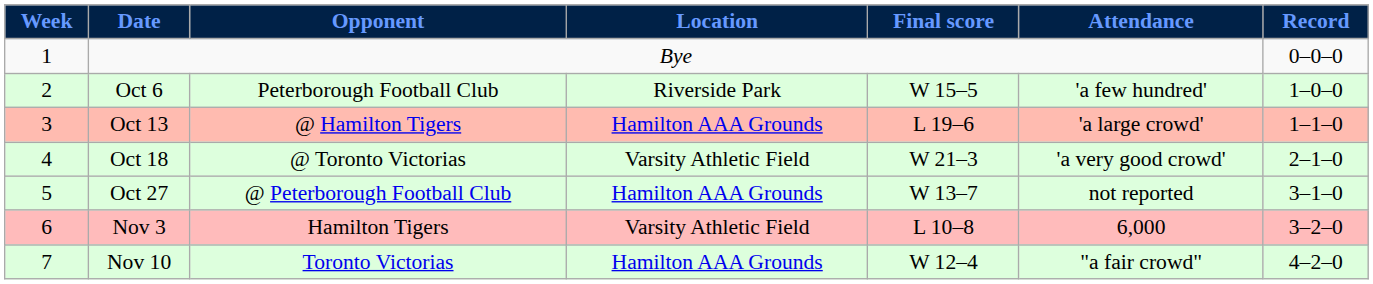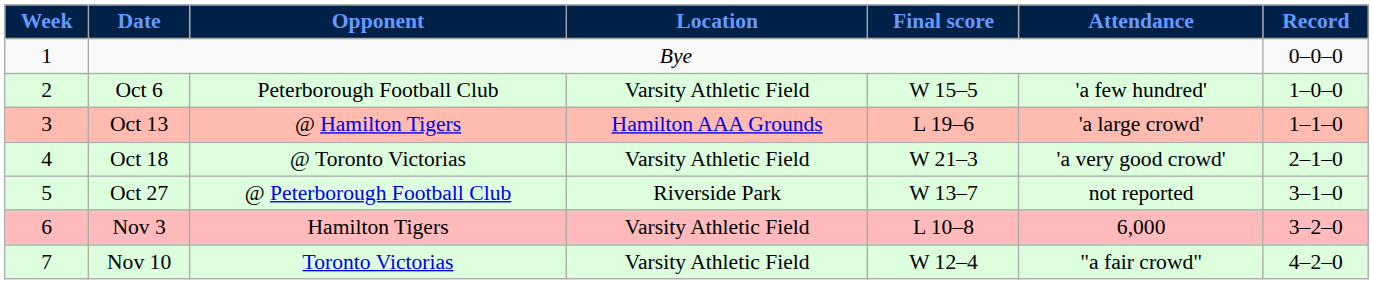(717, 90) Riverside Park -> (717, 90) Varsity Athletic Field
(717, 192) Hamilton AAA Grounds -> (717, 192) Riverside Park
(717, 261) Hamilton AAA Grounds -> (717, 261) Varsity Athletic Field
